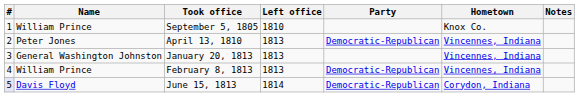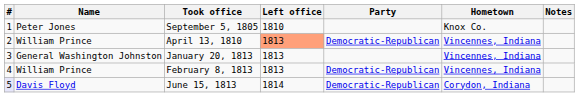(54, 26) William Prince -> (46, 26) Peter Jones
(46, 41) Peter Jones -> (54, 41) William Prince
(273, 41) no background -> (273, 41) lightsalmon background
